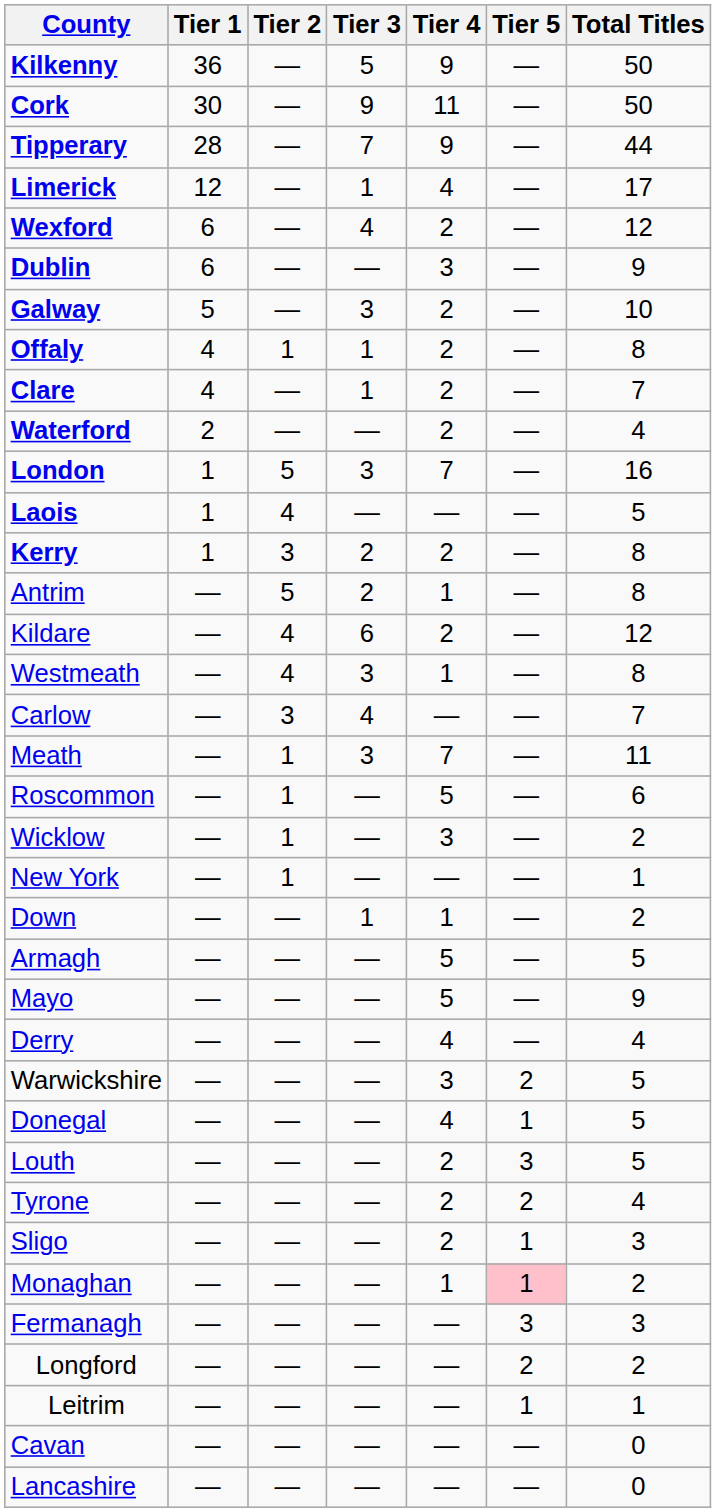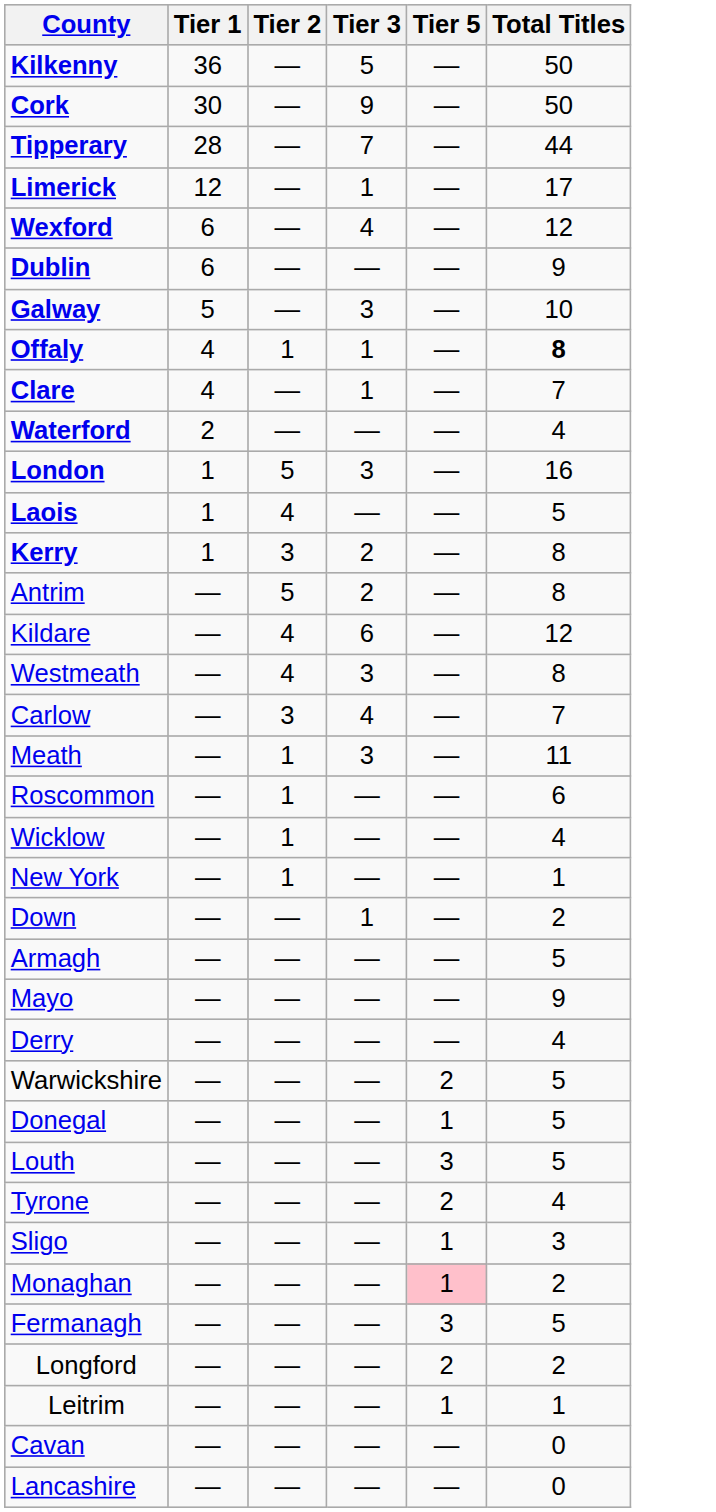- column: (447, 24)
(638, 349) normal -> (559, 349) bold
(638, 836) 2 -> (559, 836) 4
(638, 1324) 3 -> (559, 1324) 5
